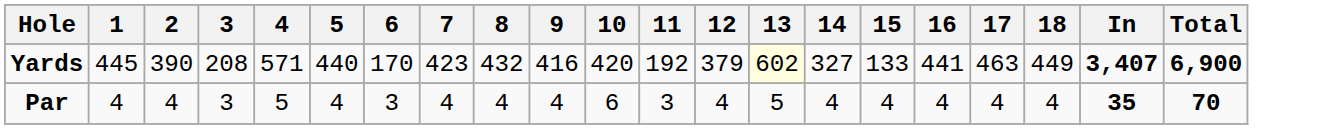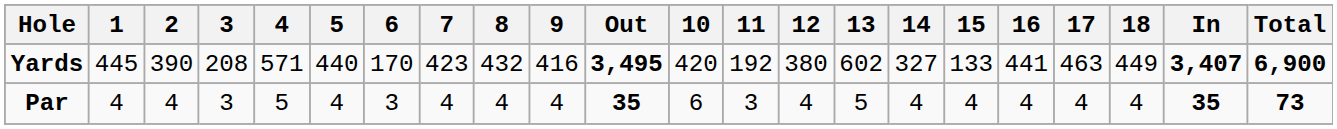+ column: (626, 25)
(722, 64) 379 -> (806, 64) 380
(777, 64) lightyellow background -> (861, 64) no background
(1206, 103) 70 -> (1290, 103) 73
